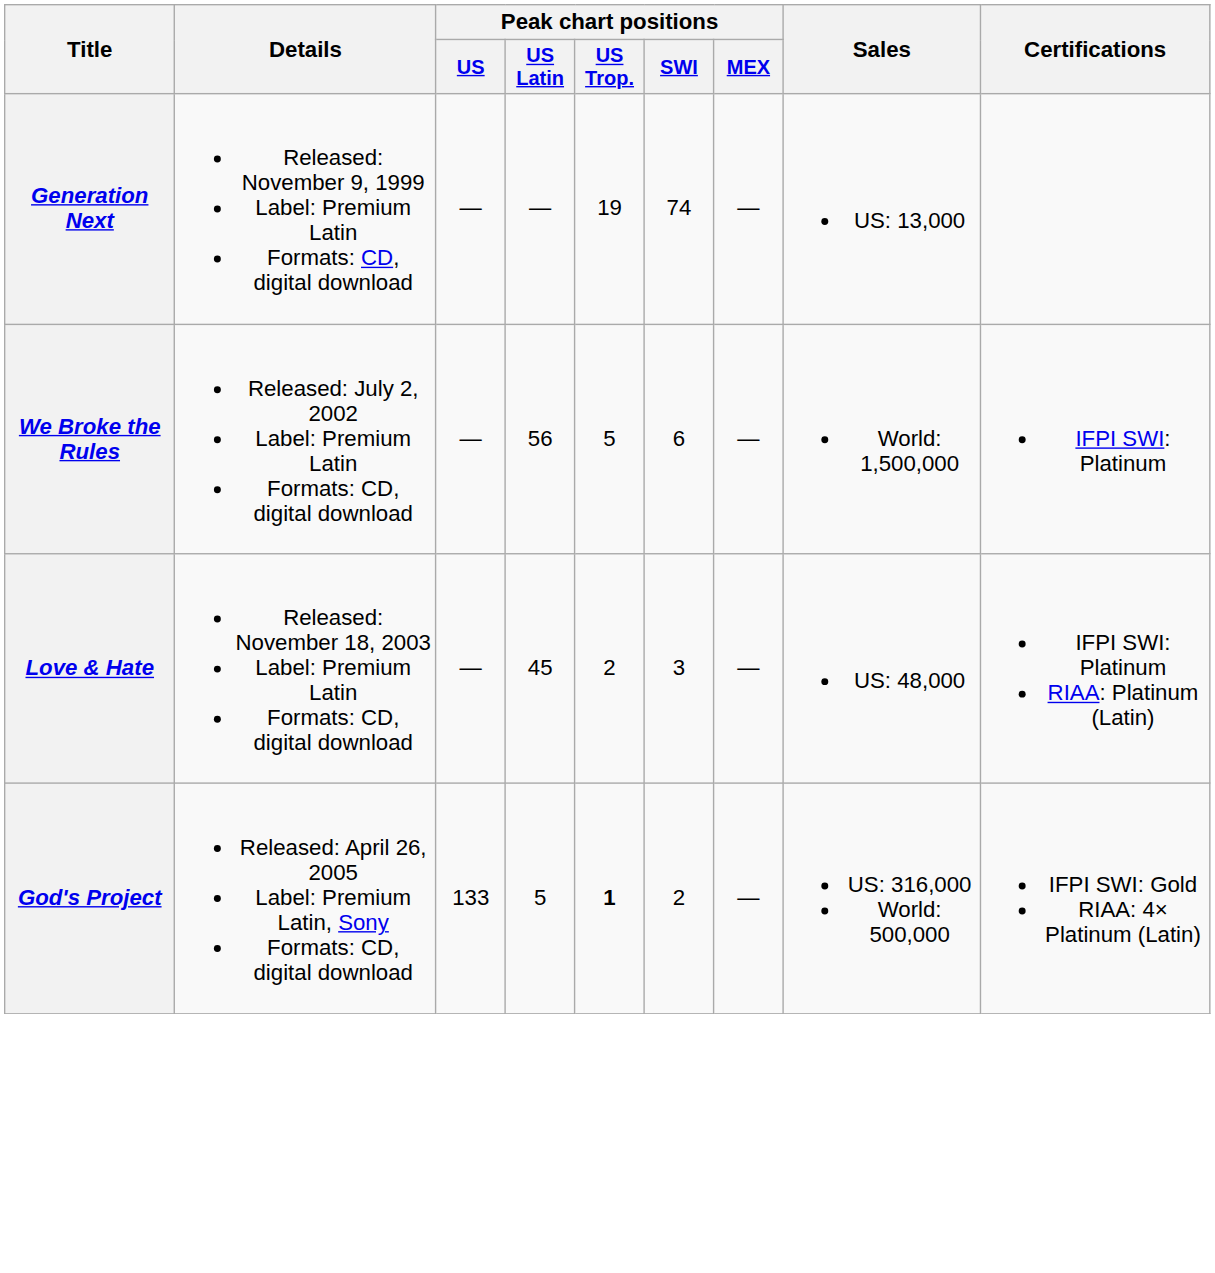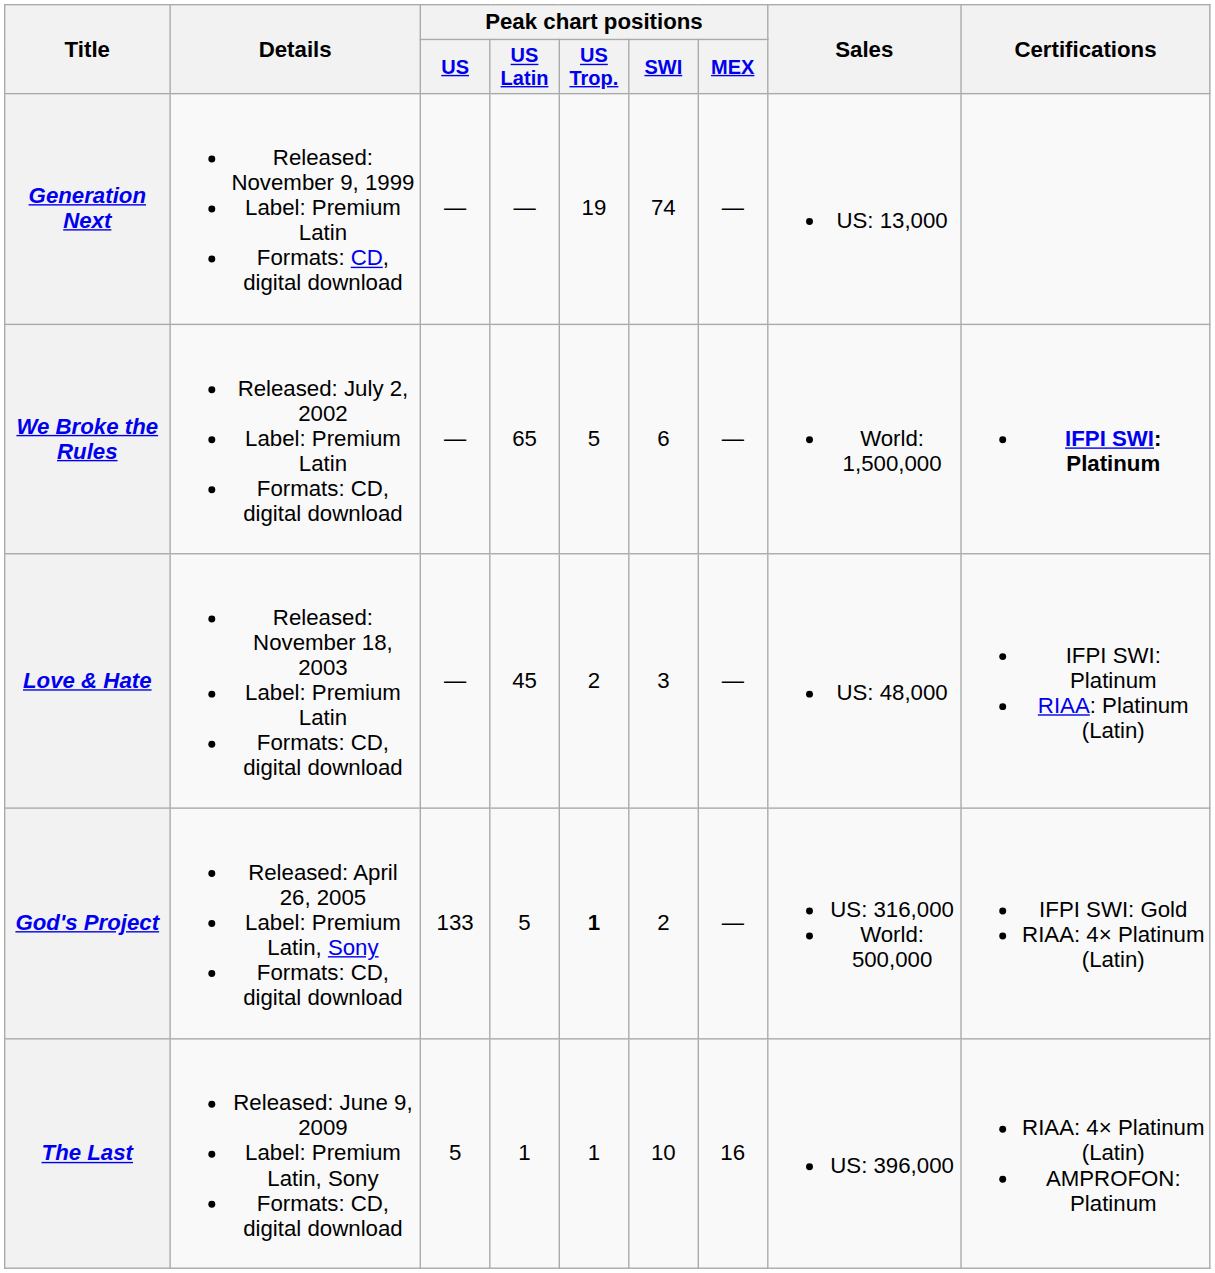(540, 438) 56 -> (525, 438) 65
(1095, 451) normal -> (1085, 451) bold
+ row: (87, 1153)
